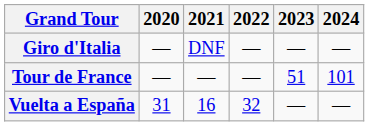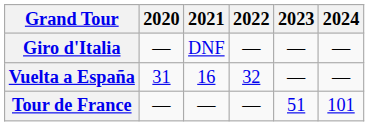rows swapped: (72, 76) <-> (72, 105)
